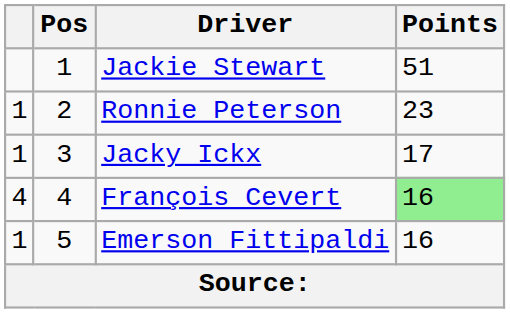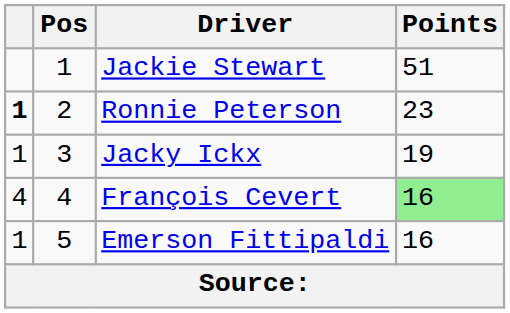(20, 113) normal -> (20, 113) bold
(418, 156) 17 -> (418, 156) 19
